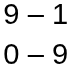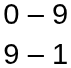rows swapped: (36, 54) <-> (36, 14)
